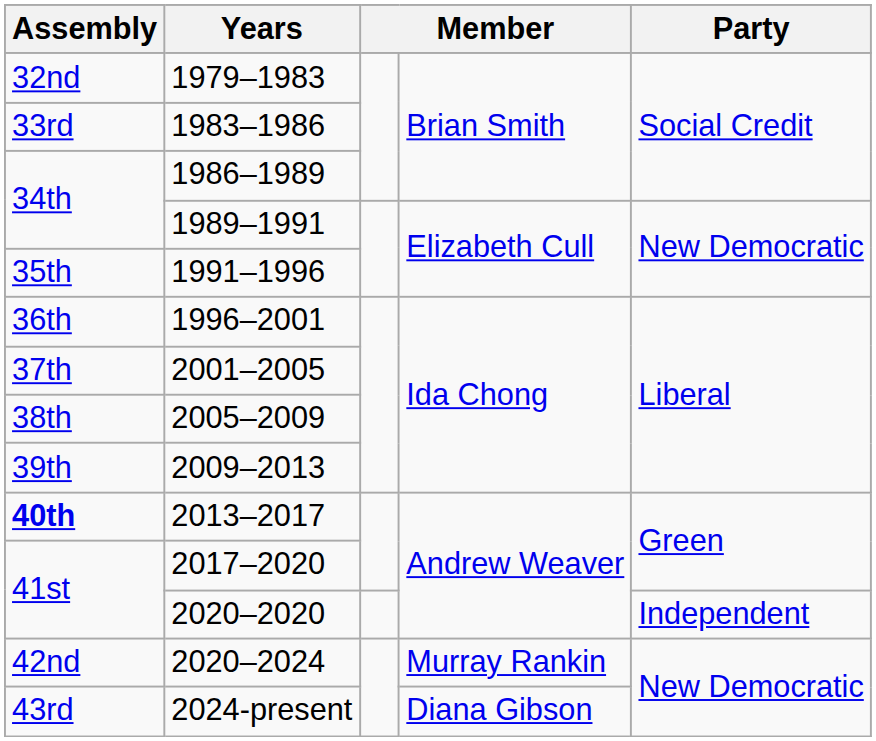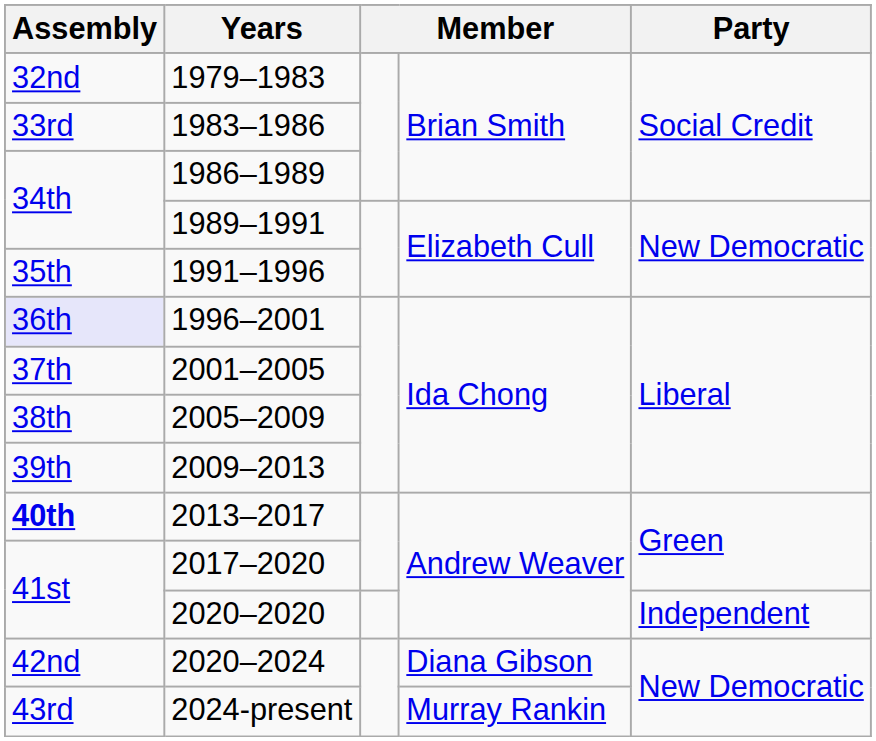(42, 321) no background -> (42, 321) lavender background
(506, 662) Murray Rankin -> (499, 662) Diana Gibson
(499, 710) Diana Gibson -> (506, 710) Murray Rankin
